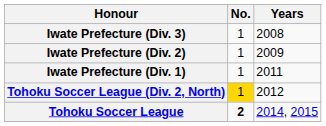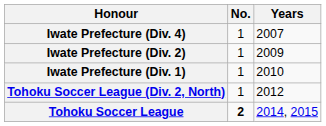+ row: (116, 33)
- row: (116, 33)
(270, 72) 2011 -> (270, 72) 2010
(241, 92) gold background -> (241, 92) no background
